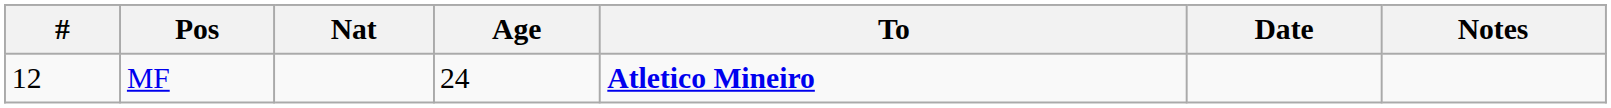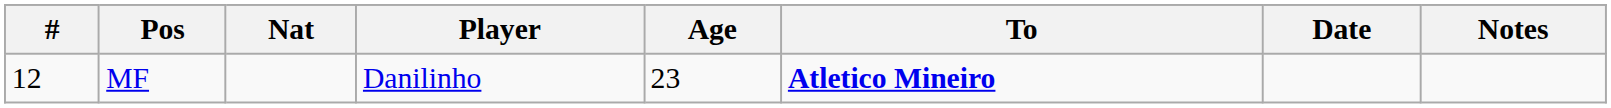+ column: (500, 29)
(455, 77) 24 -> (665, 77) 23
